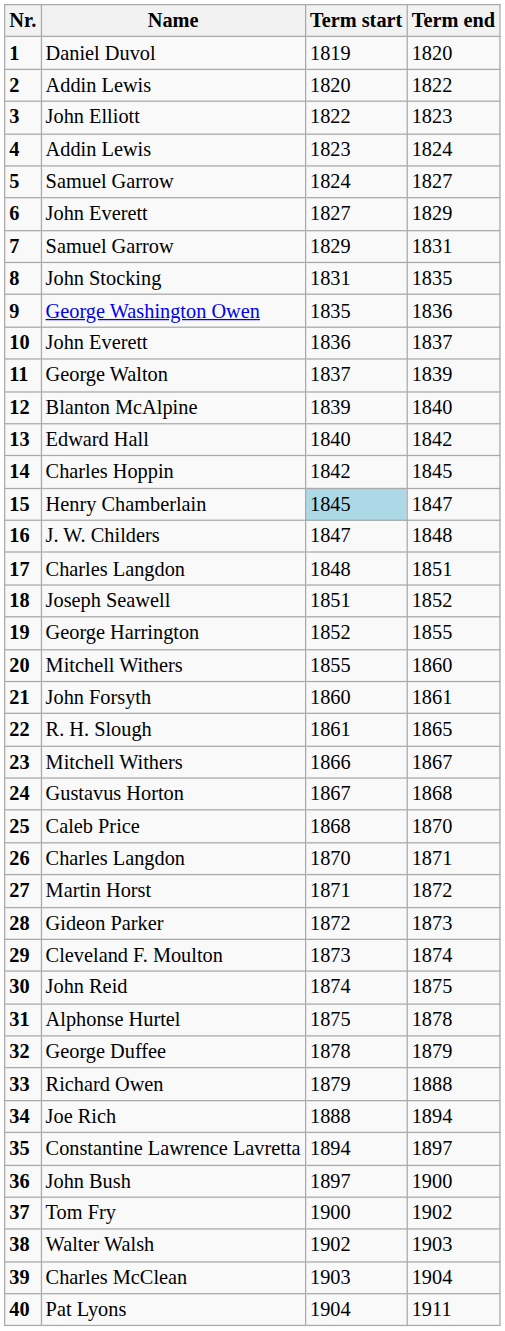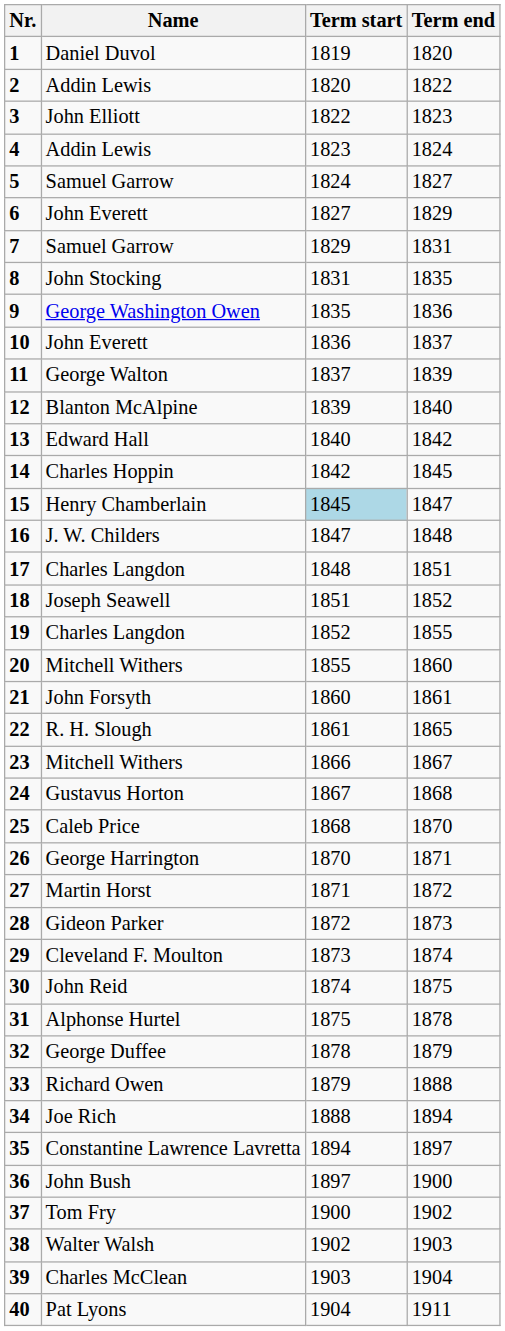(122, 632) George Harrington -> (115, 632) Charles Langdon
(115, 858) Charles Langdon -> (122, 858) George Harrington
